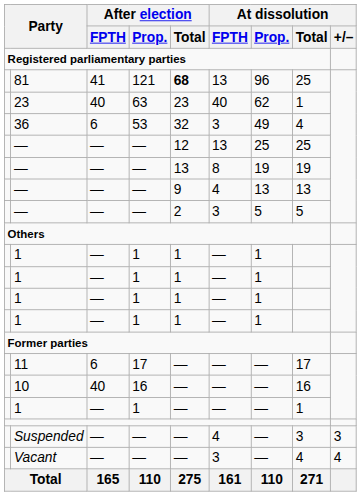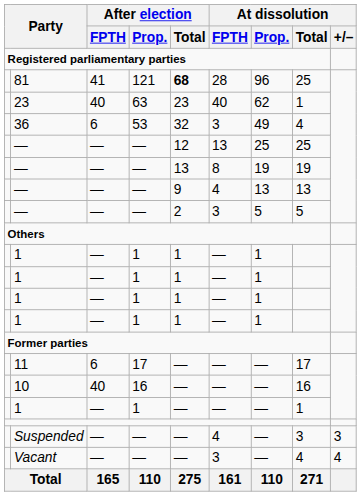(220, 80) 13 -> (220, 80) 28
